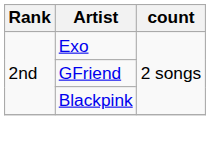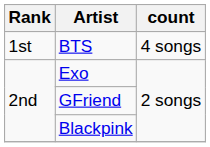+ row: (76, 45)
